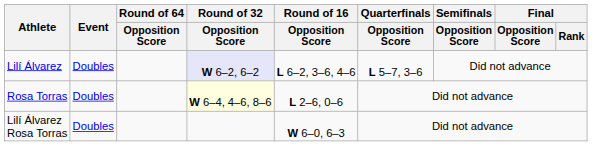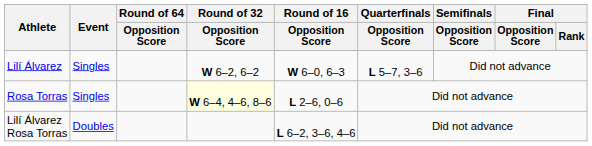(93, 66) Doubles -> (91, 66) Singles
(230, 72) lavender background -> (230, 72) no background
(316, 72) L 6–2, 3–6, 4–6 -> (316, 72) W 6–0, 6–3
(93, 96) Doubles -> (91, 96) Singles
(316, 133) W 6–0, 6–3 -> (316, 133) L 6–2, 3–6, 4–6
